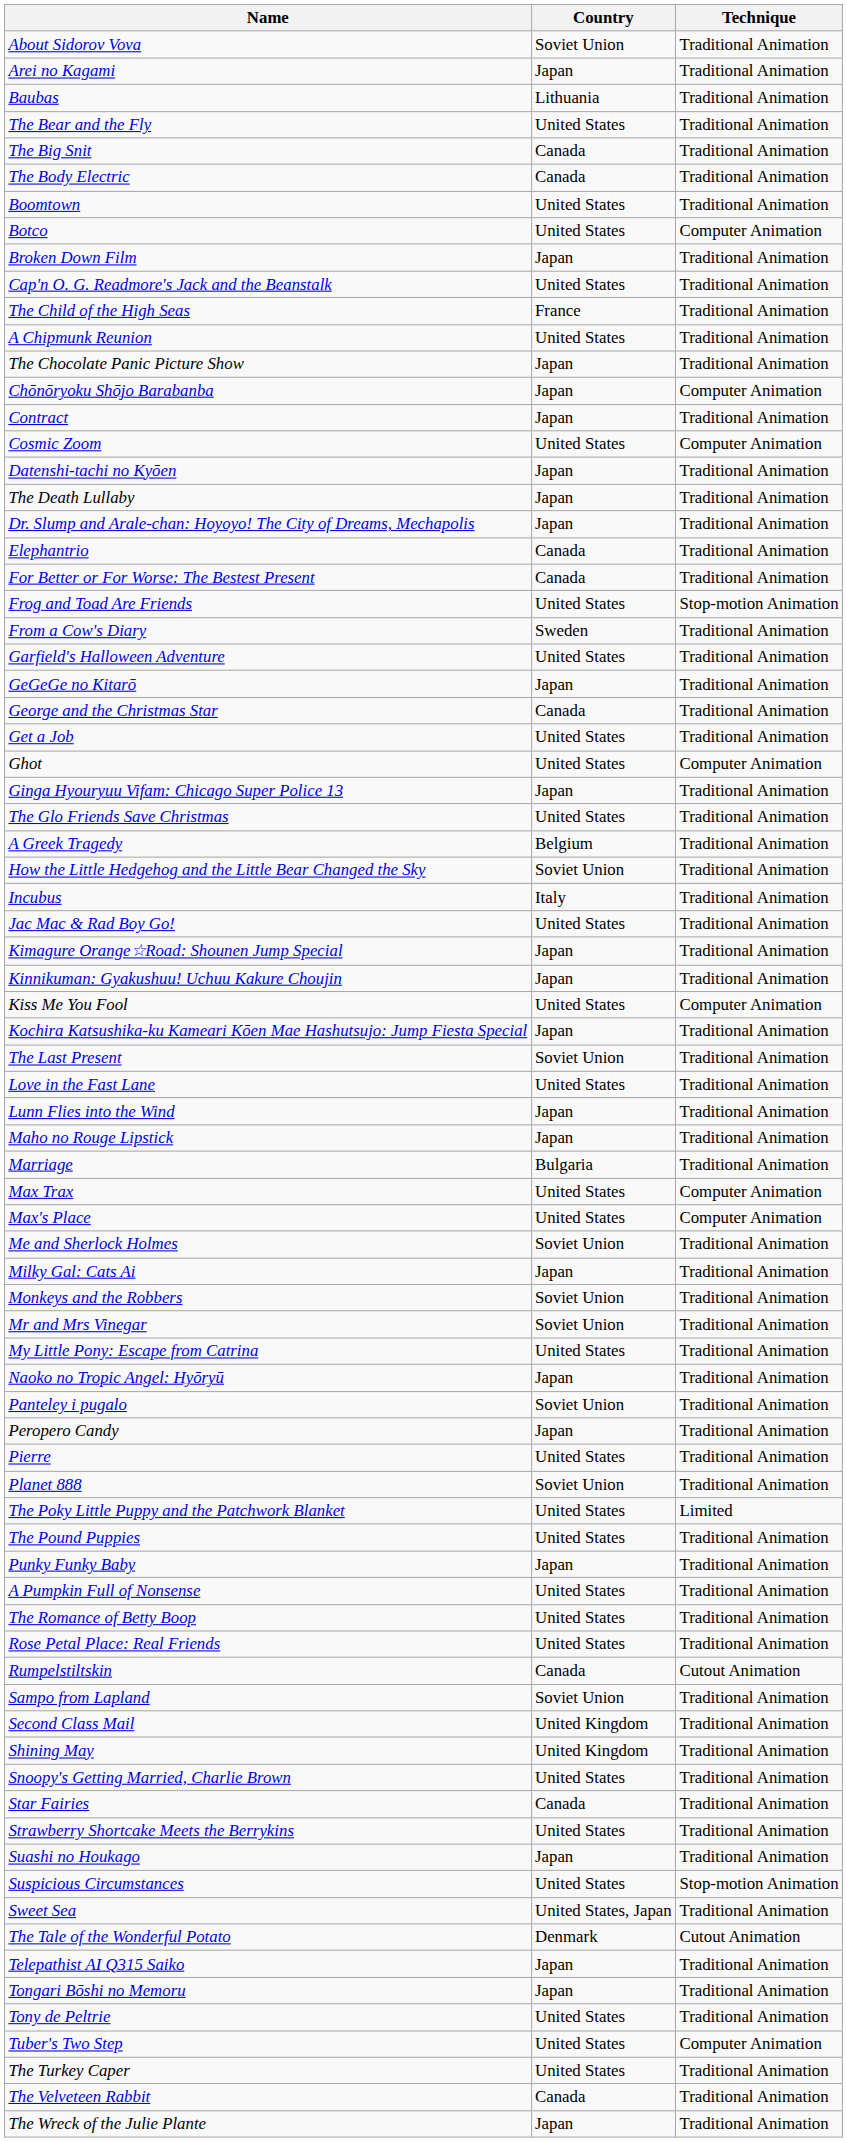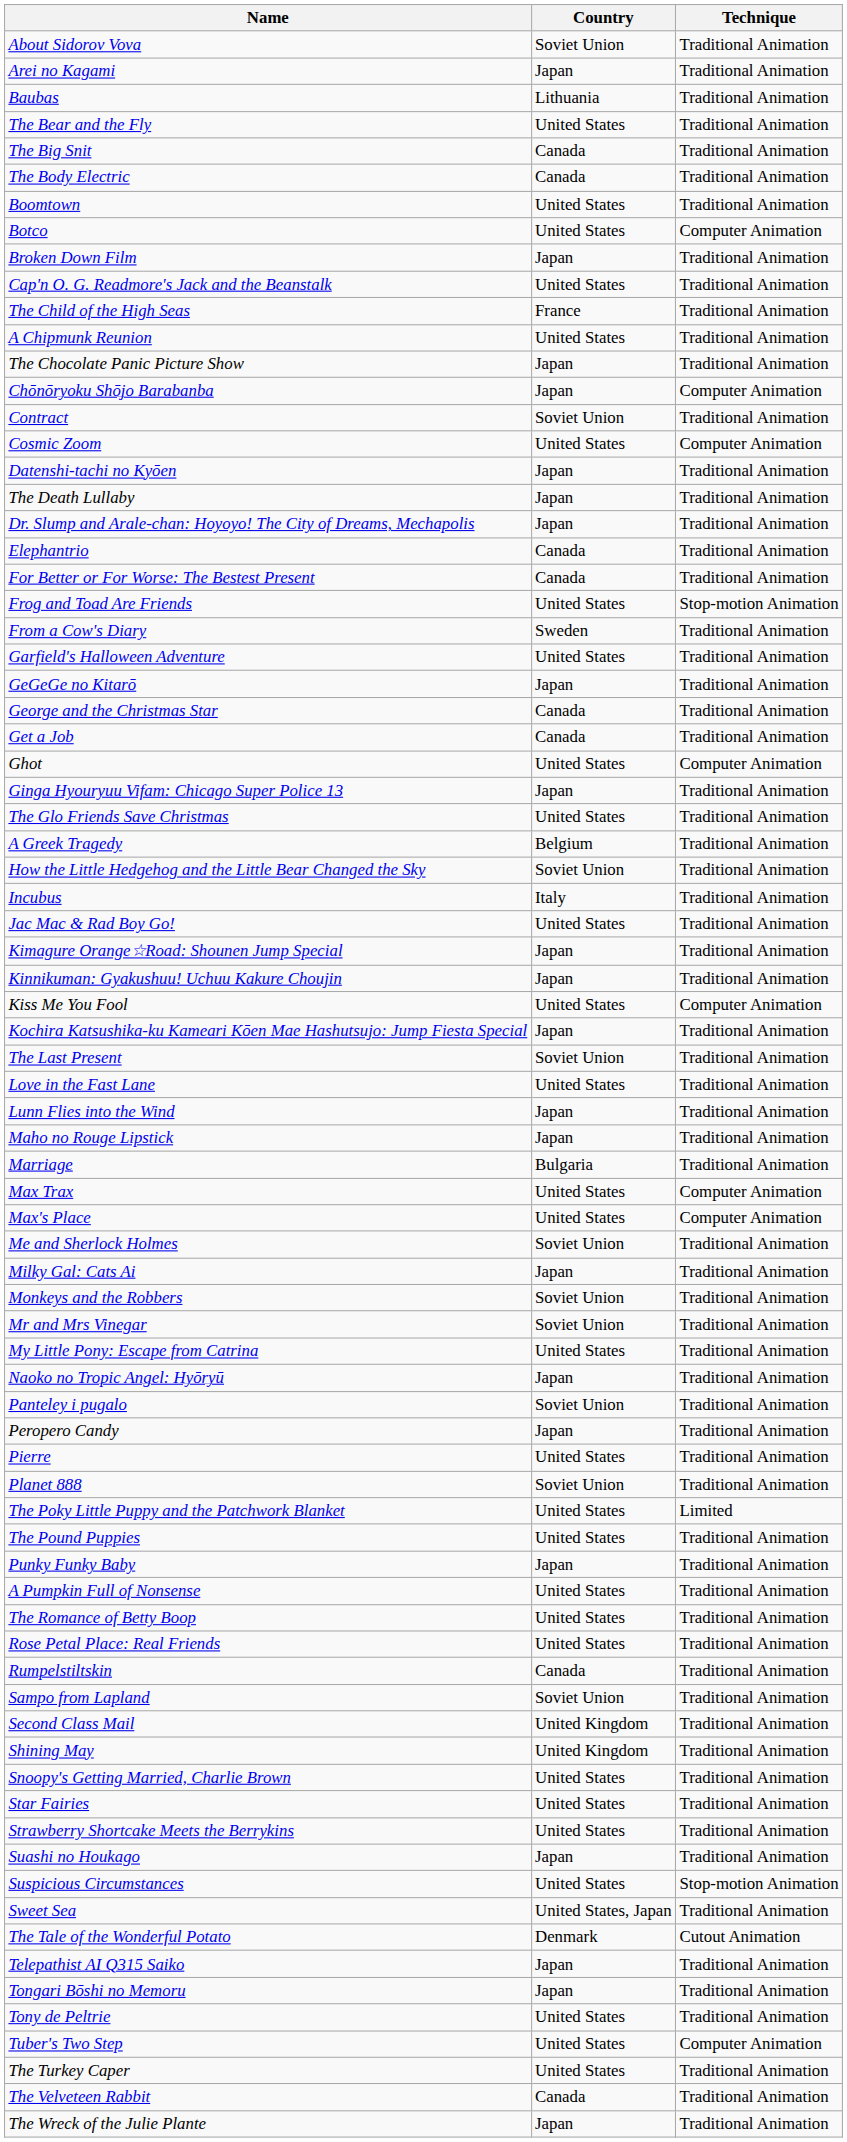(554, 417) Japan -> (580, 417) Soviet Union
(580, 737) United States -> (560, 737) Canada
(740, 1670) Cutout Animation -> (754, 1670) Traditional Animation
(560, 1804) Canada -> (580, 1804) United States
